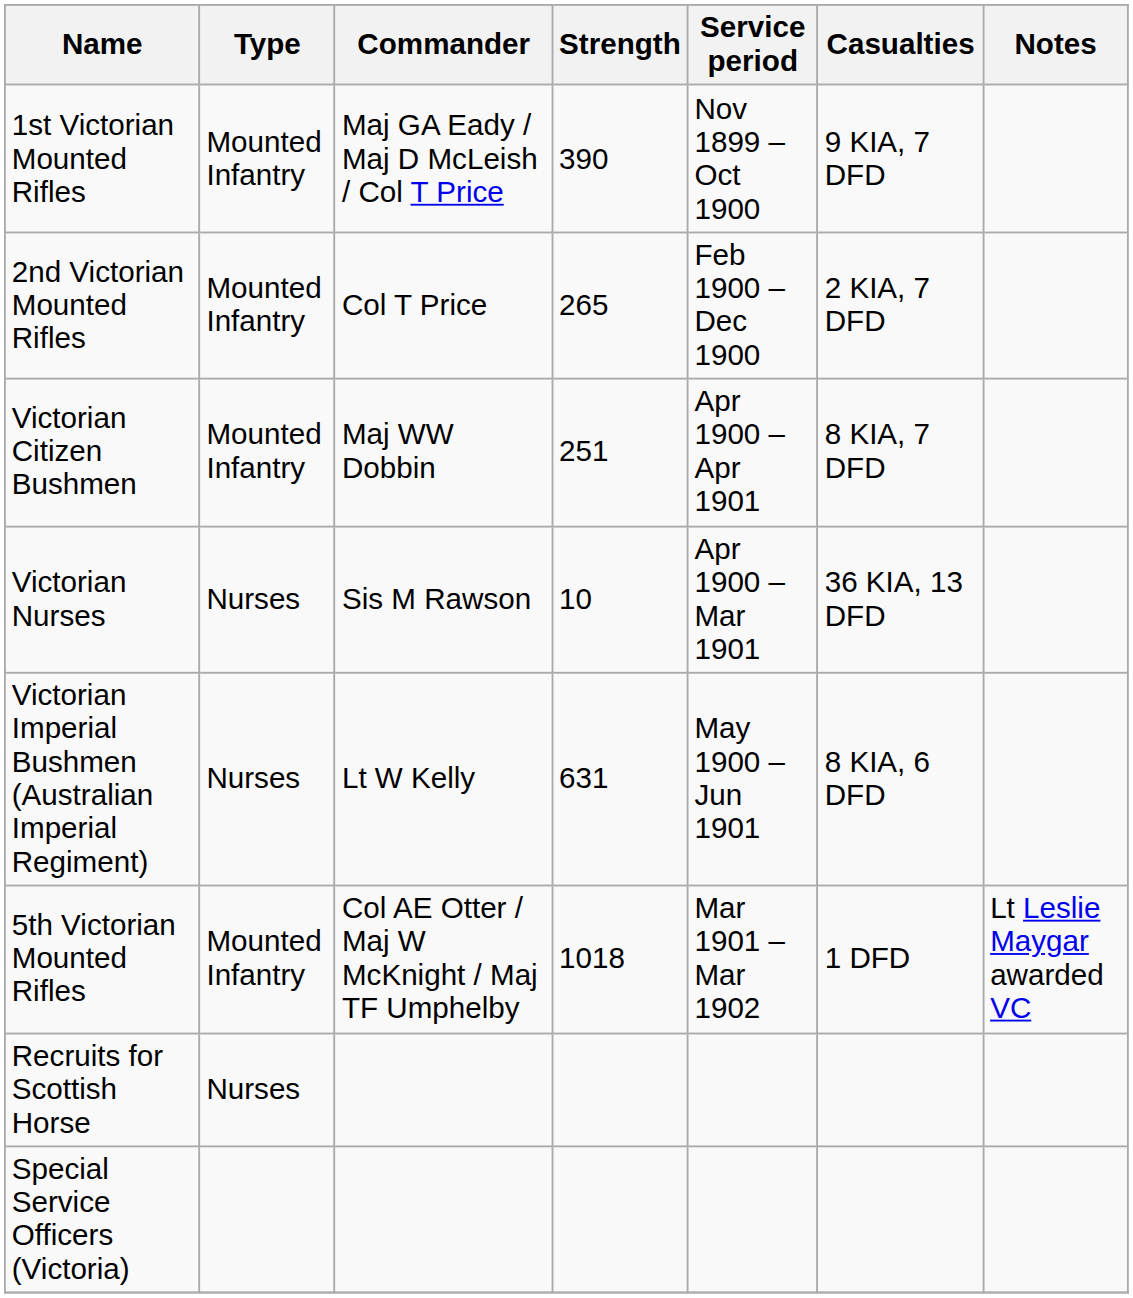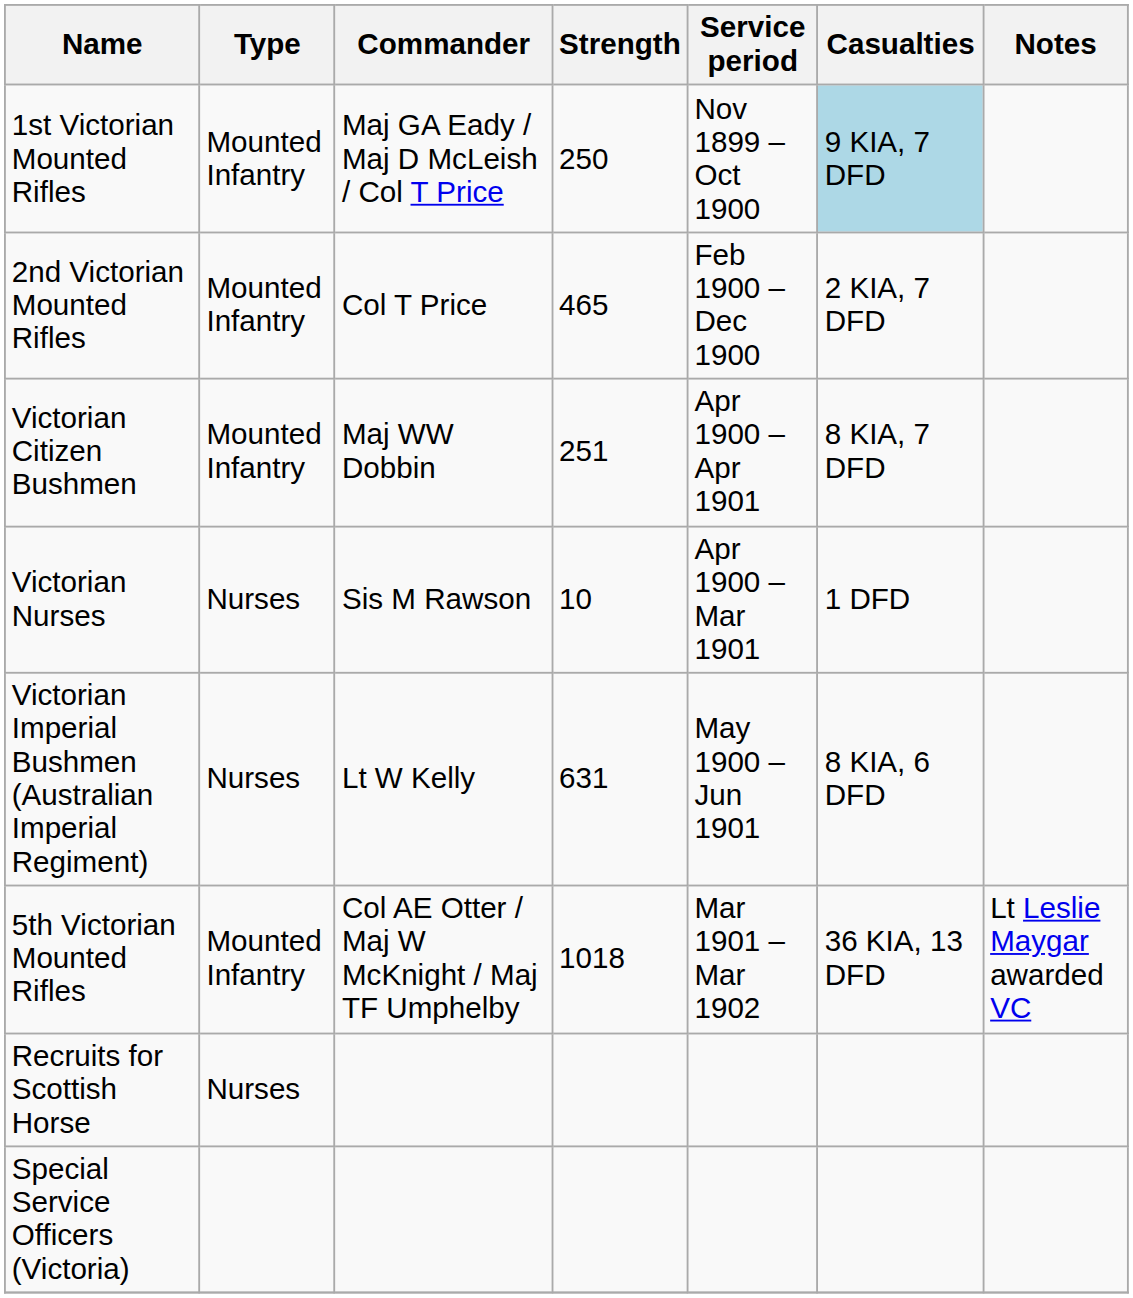(584, 158) 390 -> (584, 158) 250
(877, 158) no background -> (877, 158) lightblue background
(584, 305) 265 -> (584, 305) 465
(894, 598) 36 KIA, 13 DFD -> (867, 598) 1 DFD
(867, 958) 1 DFD -> (894, 958) 36 KIA, 13 DFD
